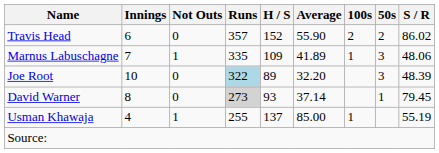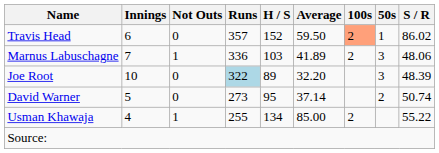(311, 35) 55.90 -> (311, 35) 59.50
(351, 35) no background -> (351, 35) lightsalmon background
(381, 35) 2 -> (381, 35) 1
(238, 55) 335 -> (238, 55) 336
(273, 55) 109 -> (273, 55) 103
(351, 55) 1 -> (351, 55) 2
(128, 96) 8 -> (128, 96) 5
(238, 96) lightgrey background -> (238, 96) no background
(270, 96) 93 -> (270, 96) 95
(381, 96) 1 -> (381, 96) 2
(417, 96) 79.45 -> (417, 96) 50.74
(273, 117) 137 -> (273, 117) 134
(351, 117) 1 -> (351, 117) 2
(417, 117) 55.19 -> (417, 117) 55.22
